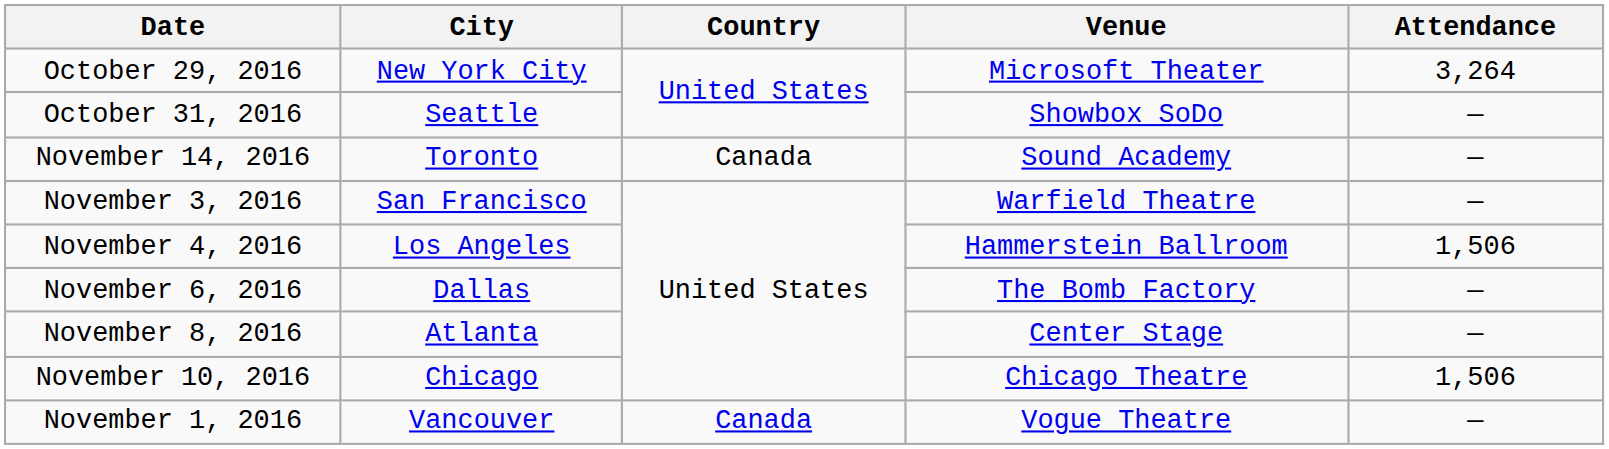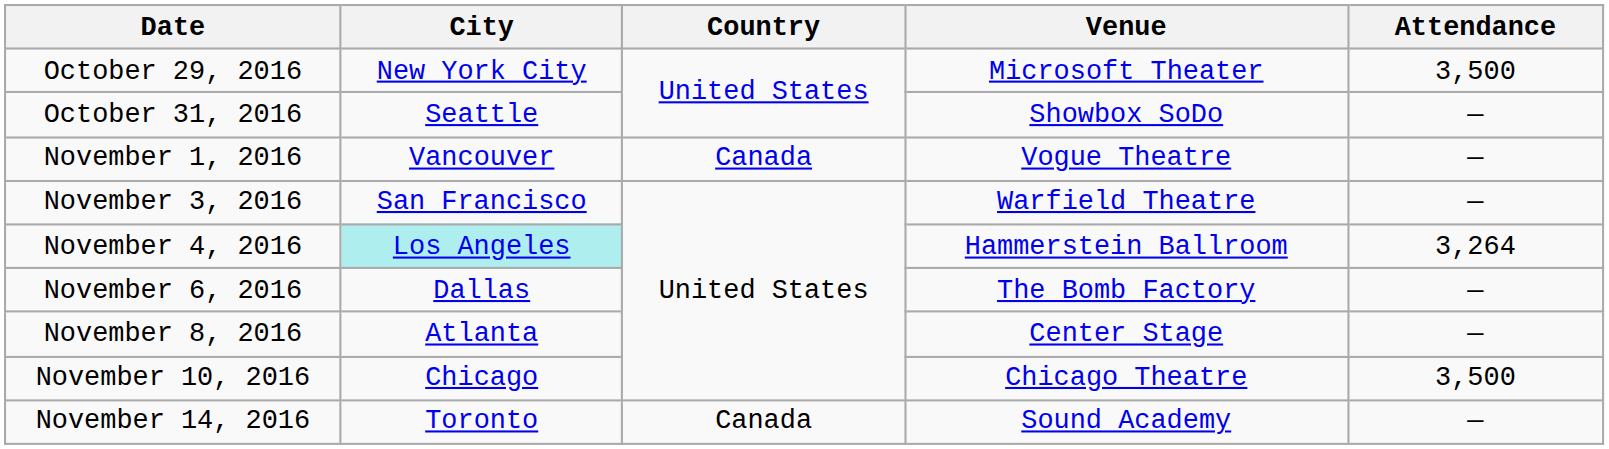(1475, 71) 3,264 -> (1475, 71) 3,500
rows swapped: (173, 422) <-> (173, 159)
(482, 246) no background -> (482, 246) paleturquoise background
(1475, 246) 1,506 -> (1475, 246) 3,264
(1475, 378) 1,506 -> (1475, 378) 3,500
